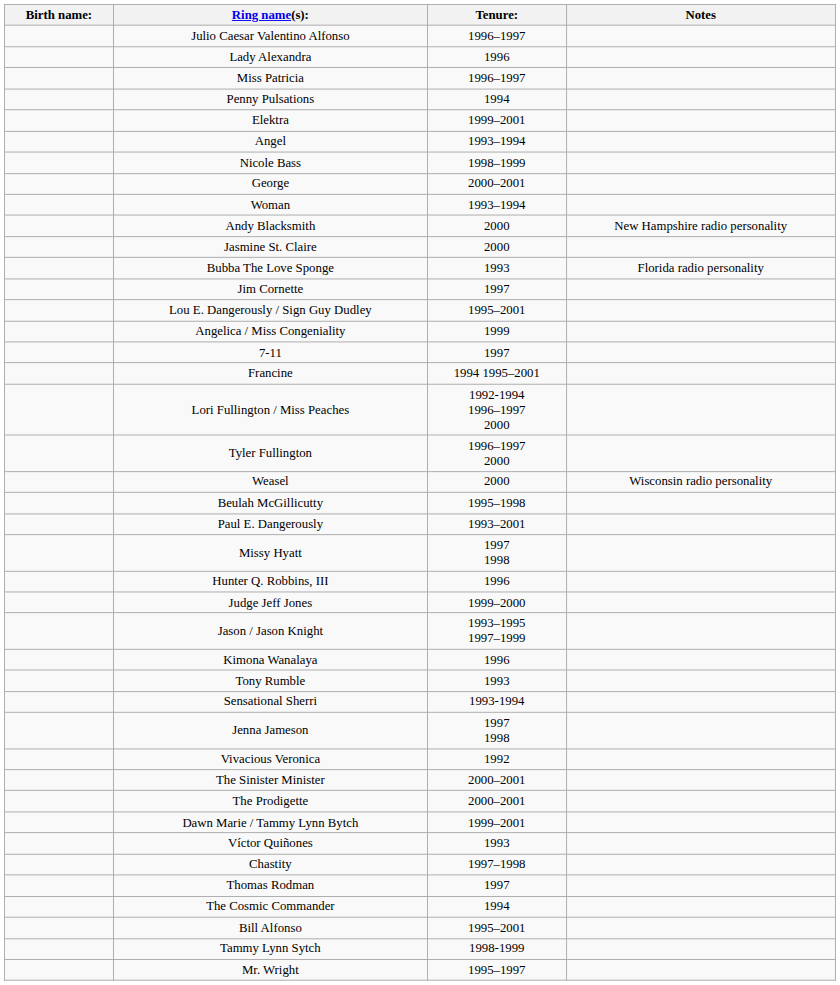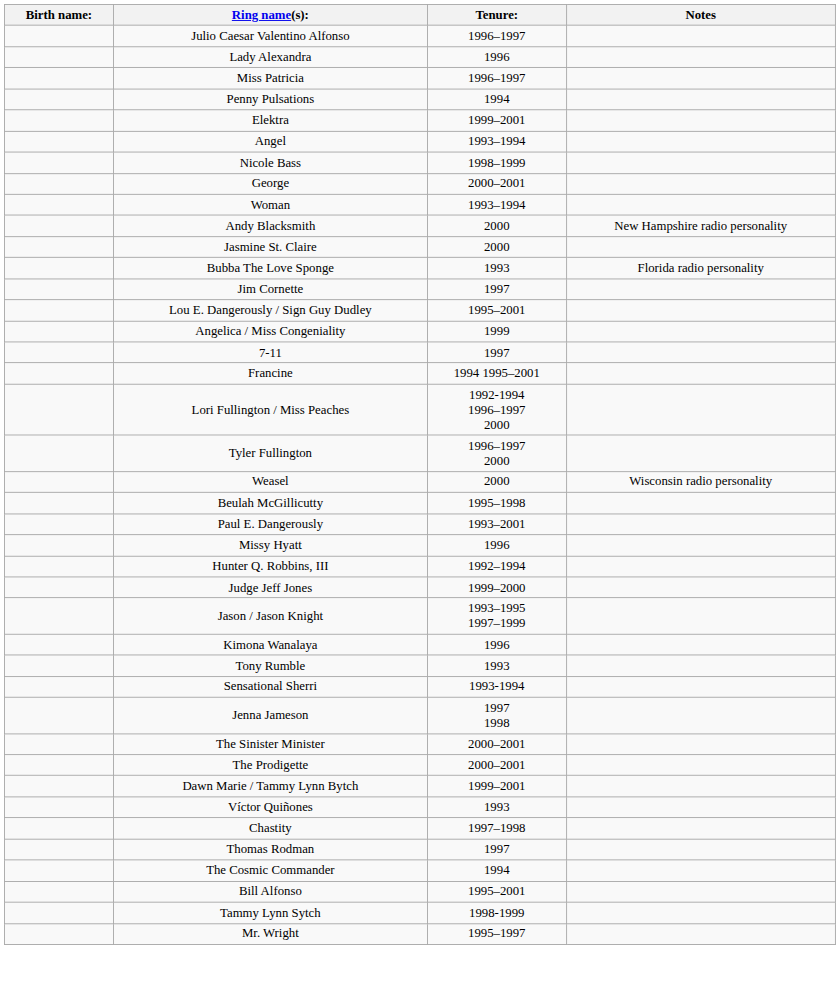(497, 552) 1997 1998 -> (497, 544) 1996
(497, 580) 1996 -> (497, 565) 1992–1994
- row: (270, 758)
